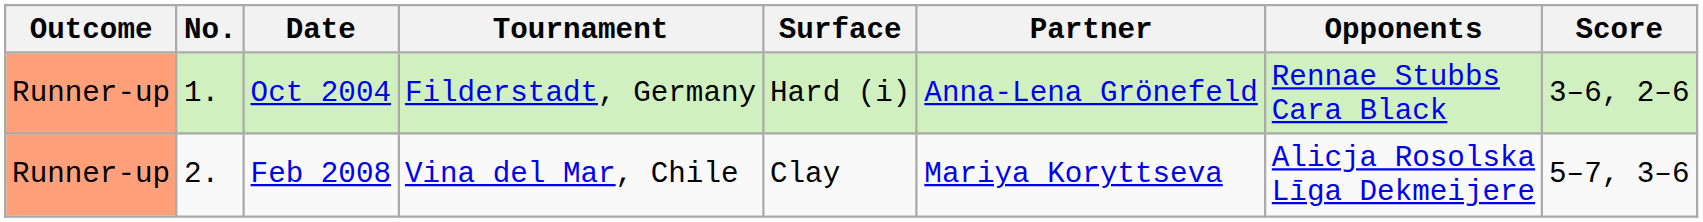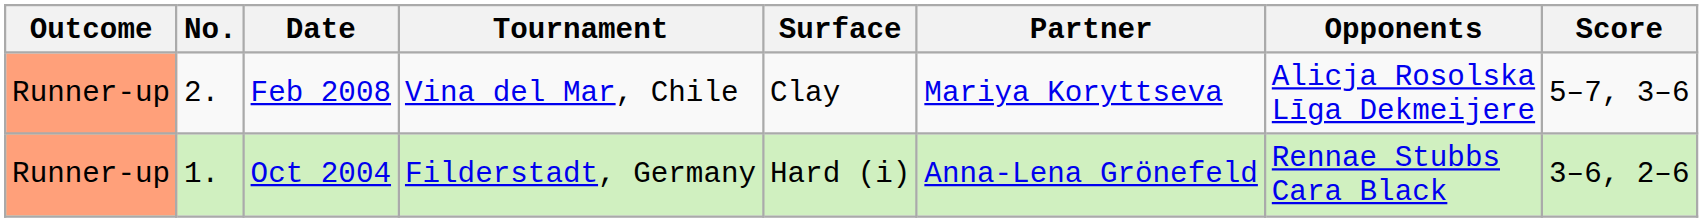rows swapped: (321, 94) <-> (321, 175)
